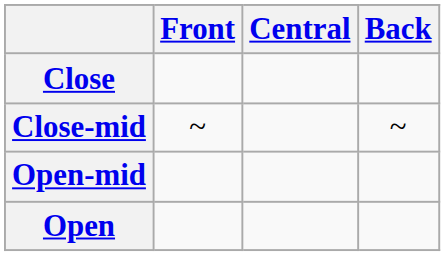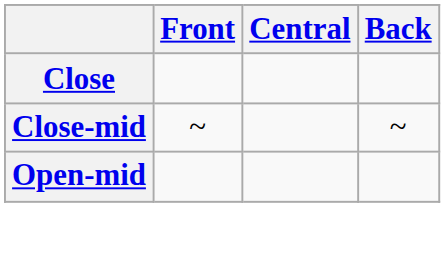- row: (79, 224)
